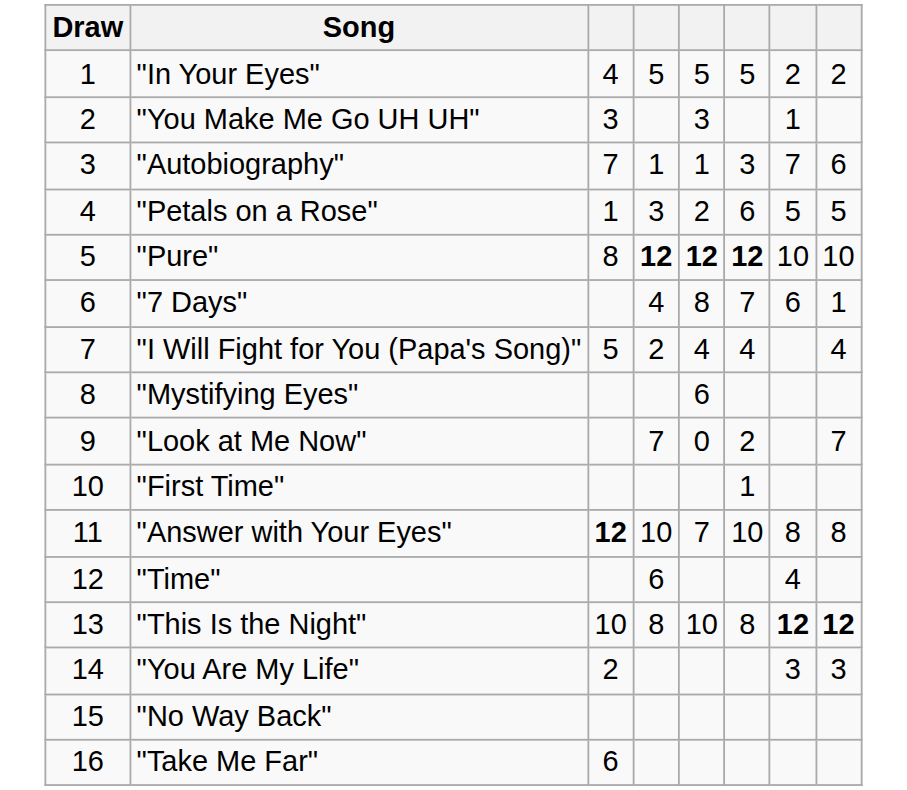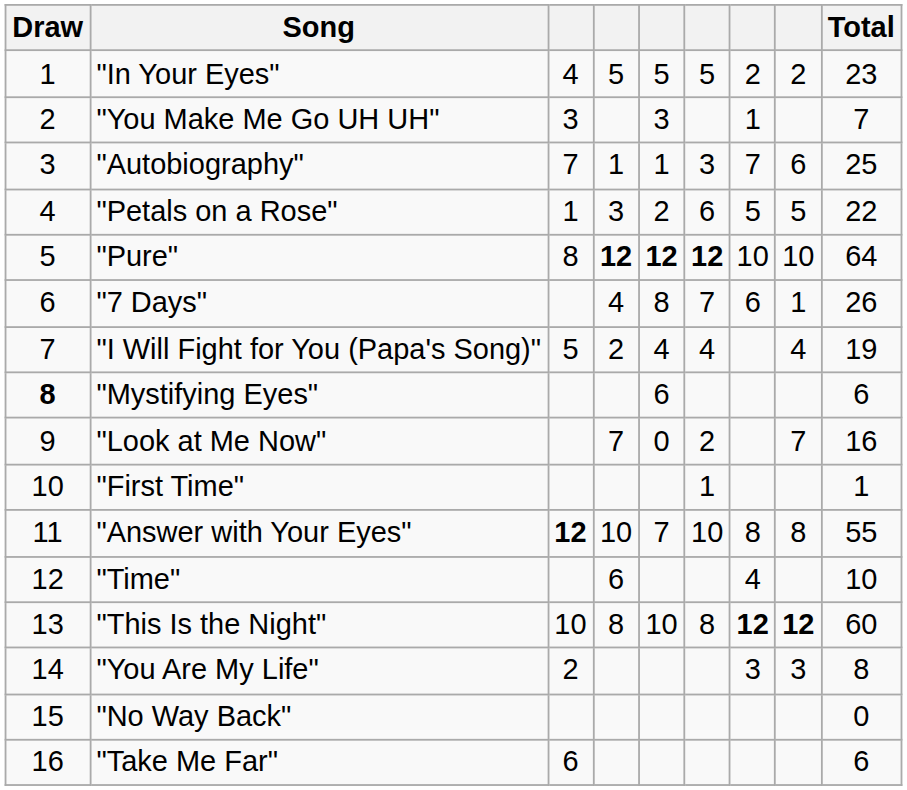+ column: (861, 27)
(88, 394) normal -> (48, 394) bold
